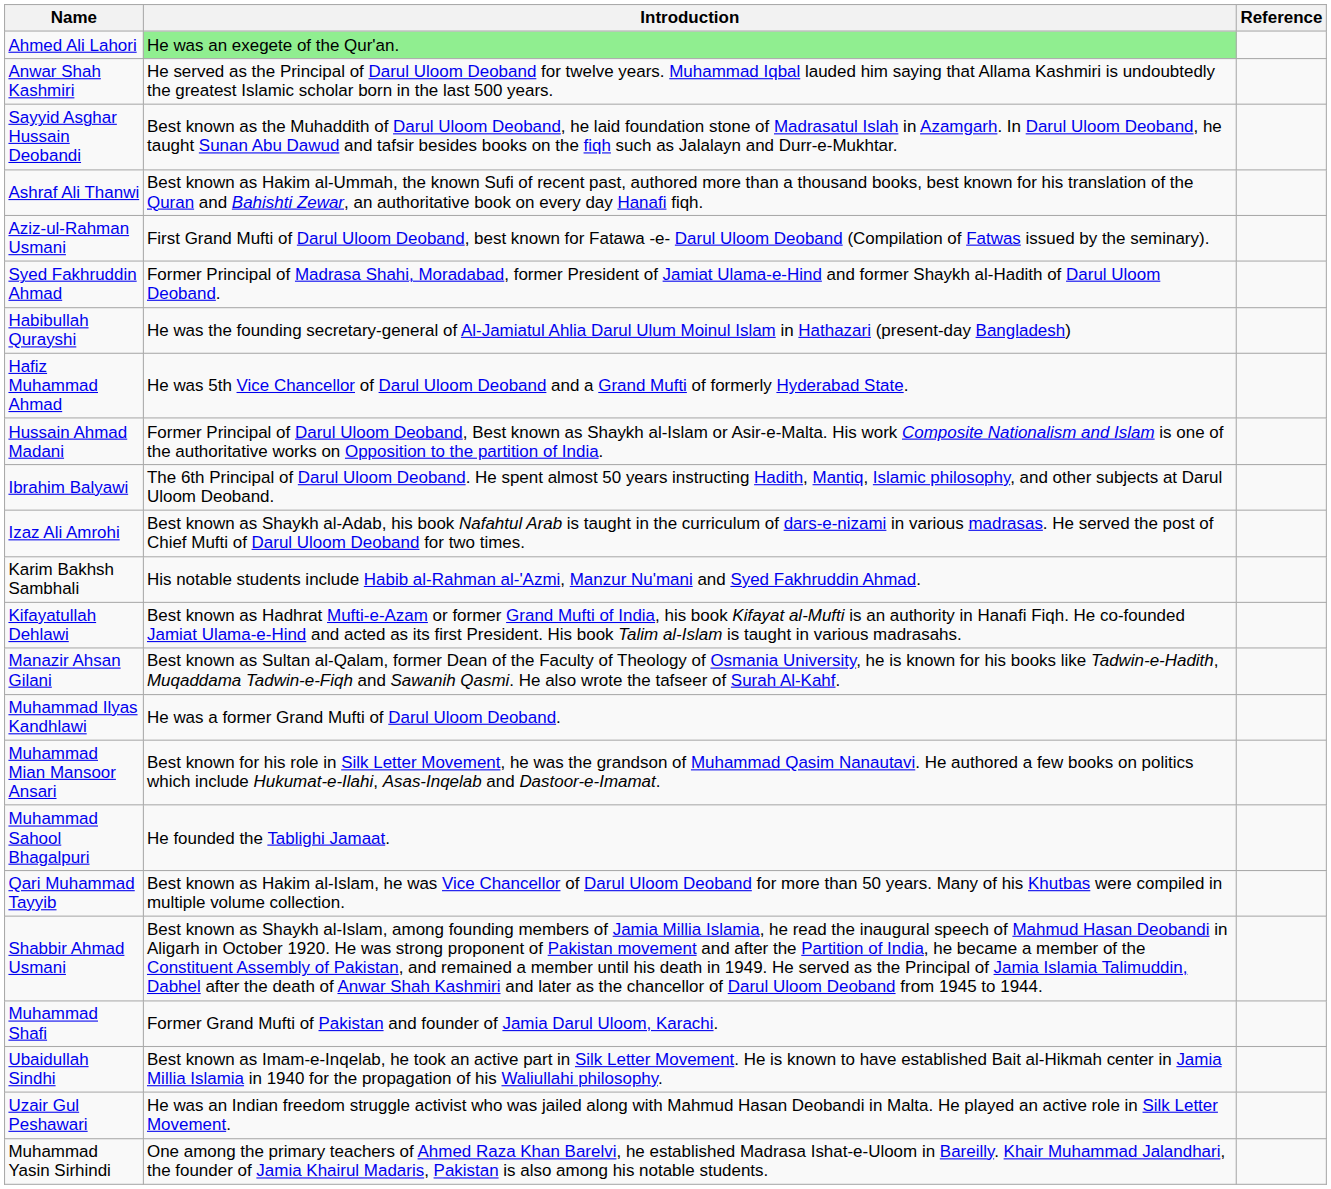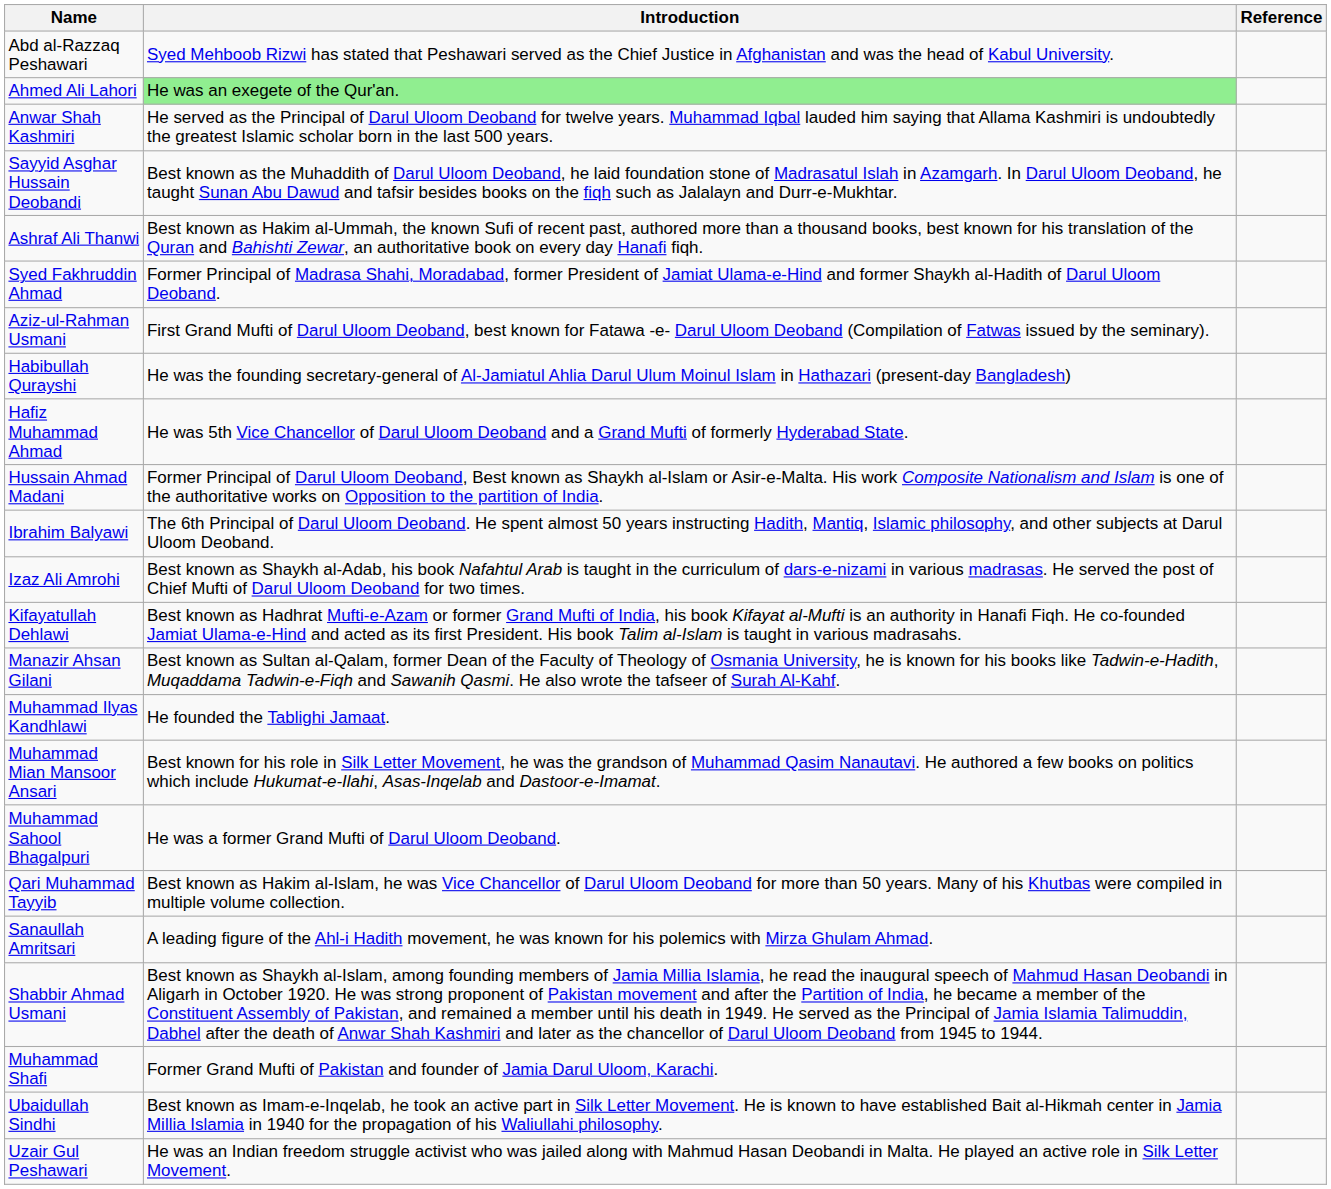+ row: (64, 54)
rows swapped: (69, 238) <-> (73, 284)
- row: (61, 579)
(354, 717) He was a former Grand Mufti of Darul Uloom Deoband. -> (268, 717) He founded the Tablighi Jamaat.
(268, 837) He founded the Tablighi Jamaat. -> (354, 837) He was a former Grand Mufti of Darul Uloom Deoband.
+ row: (46, 939)
- row: (60, 1161)
